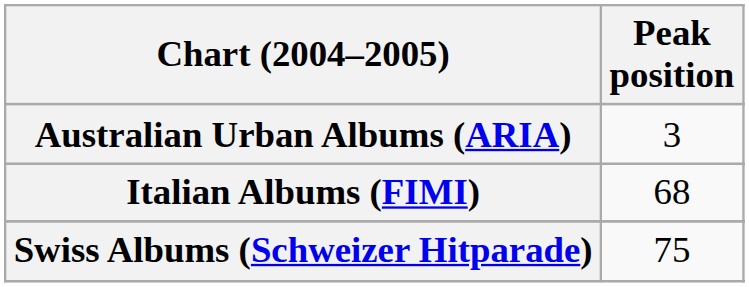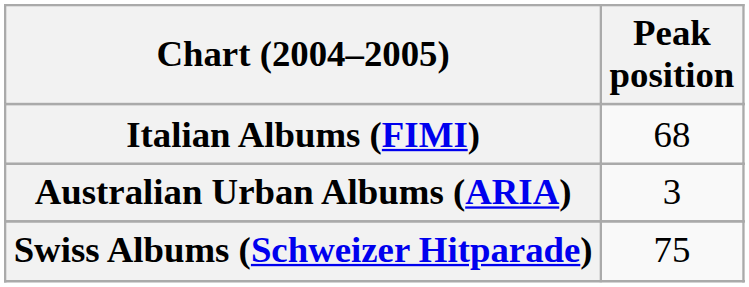rows swapped: (303, 133) <-> (303, 191)
